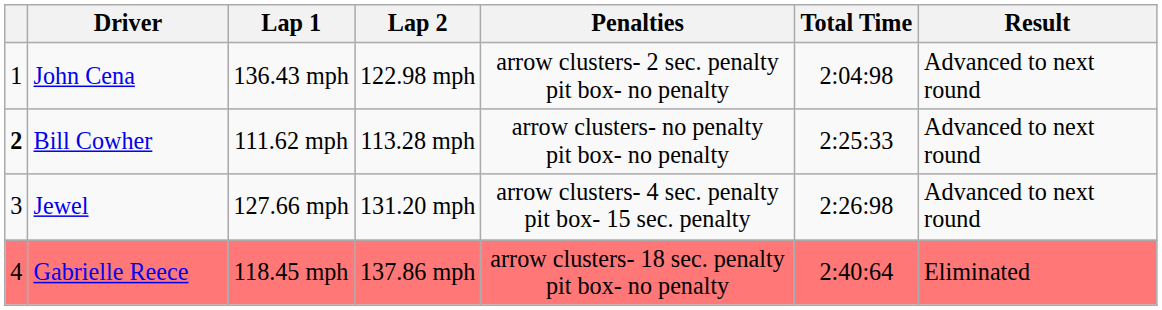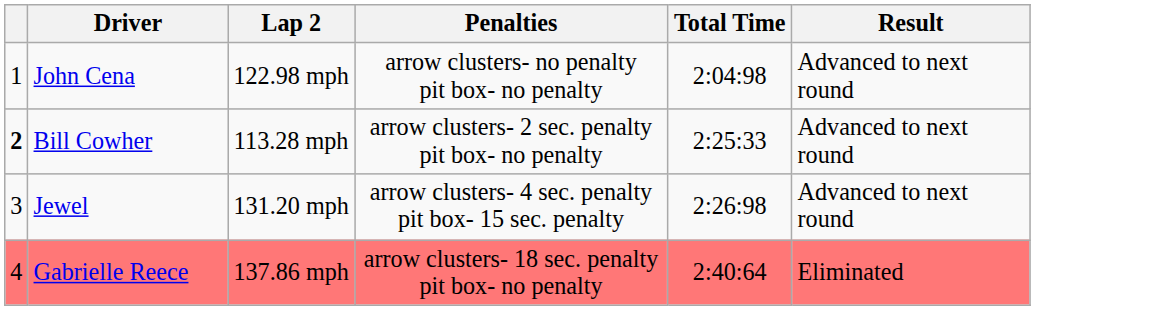- column: (291, 23)
(638, 75) arrow clusters- 2 sec. penalty pit box- no penalty -> (511, 75) arrow clusters- no penalty pit box- no penalty
(638, 141) arrow clusters- no penalty pit box- no penalty -> (511, 141) arrow clusters- 2 sec. penalty pit box- no penalty
